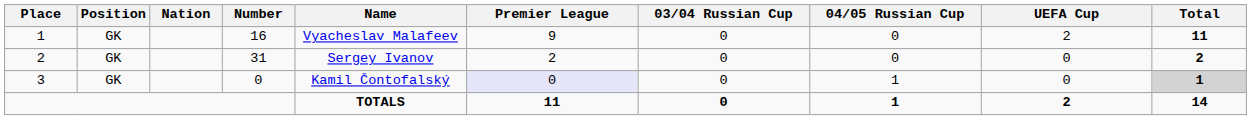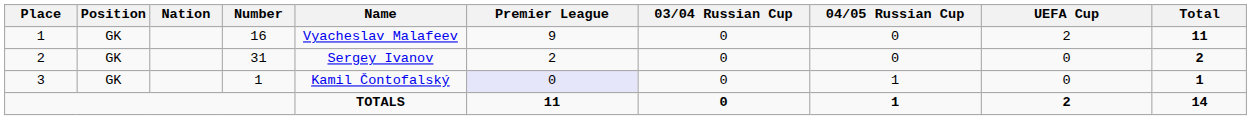(258, 82) 0 -> (258, 82) 1
(1200, 82) lightgrey background -> (1200, 82) no background
